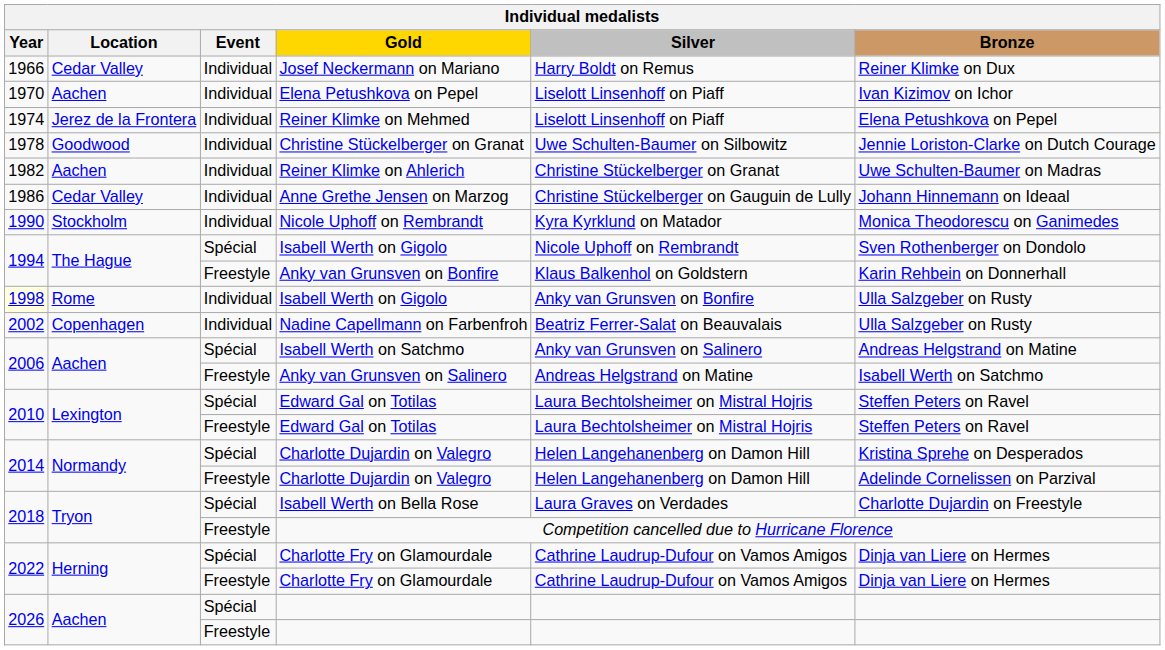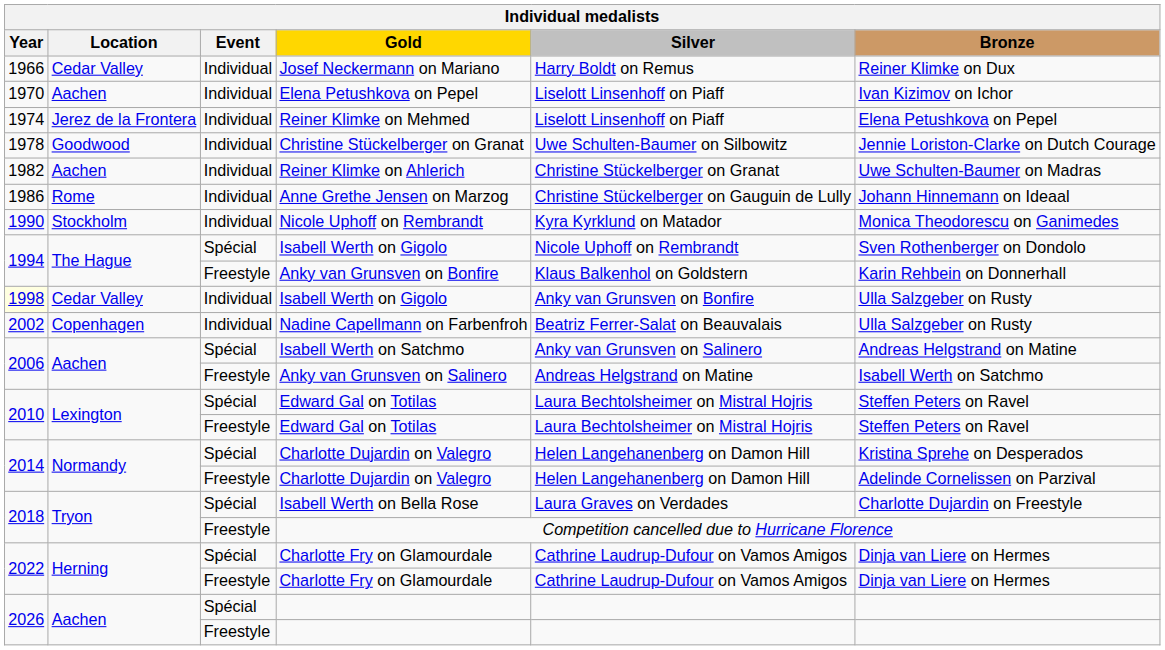(97, 196) Cedar Valley -> (73, 196) Rome
(73, 299) Rome -> (97, 299) Cedar Valley
